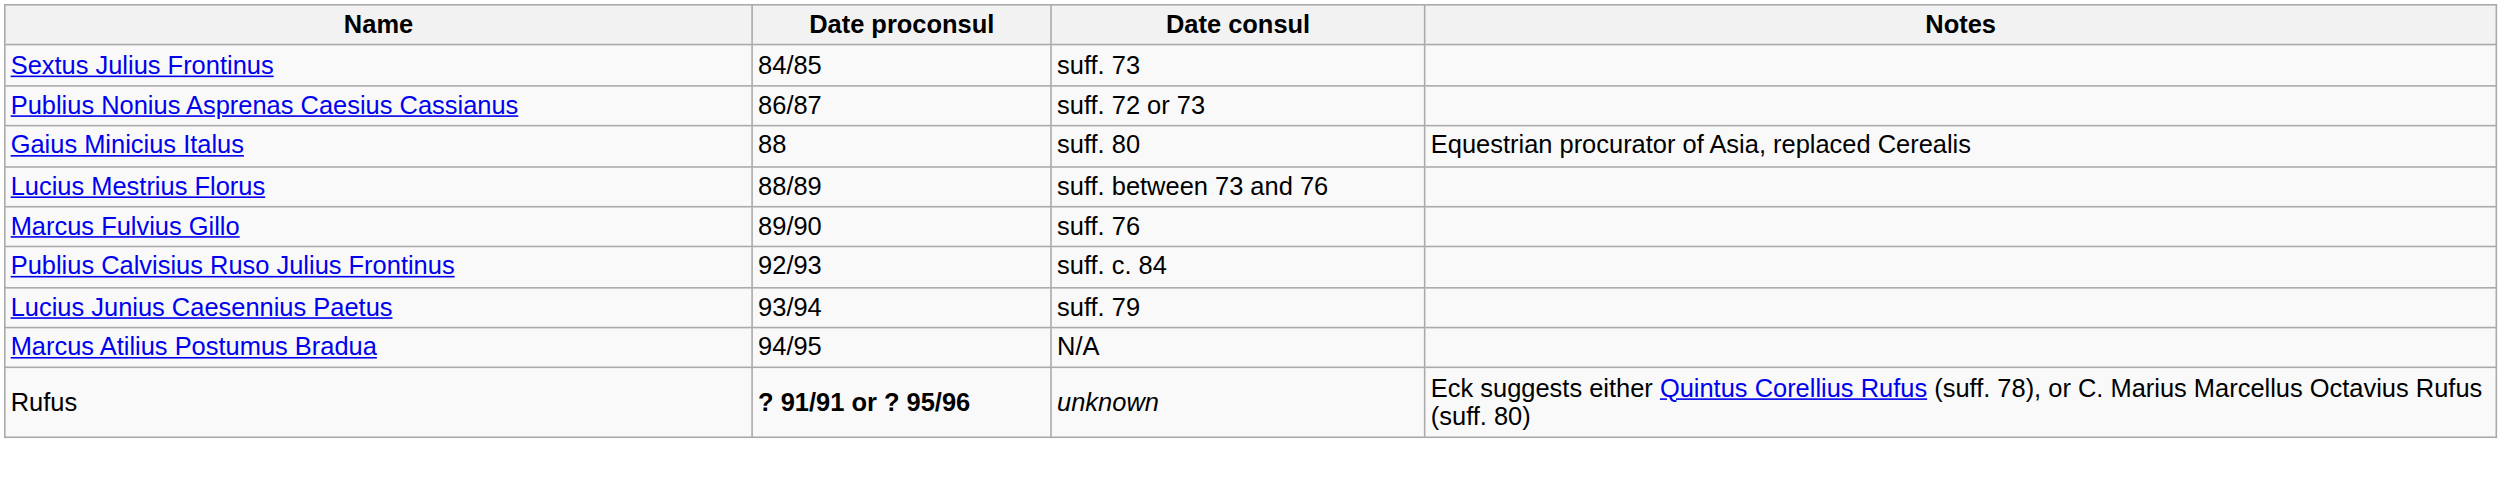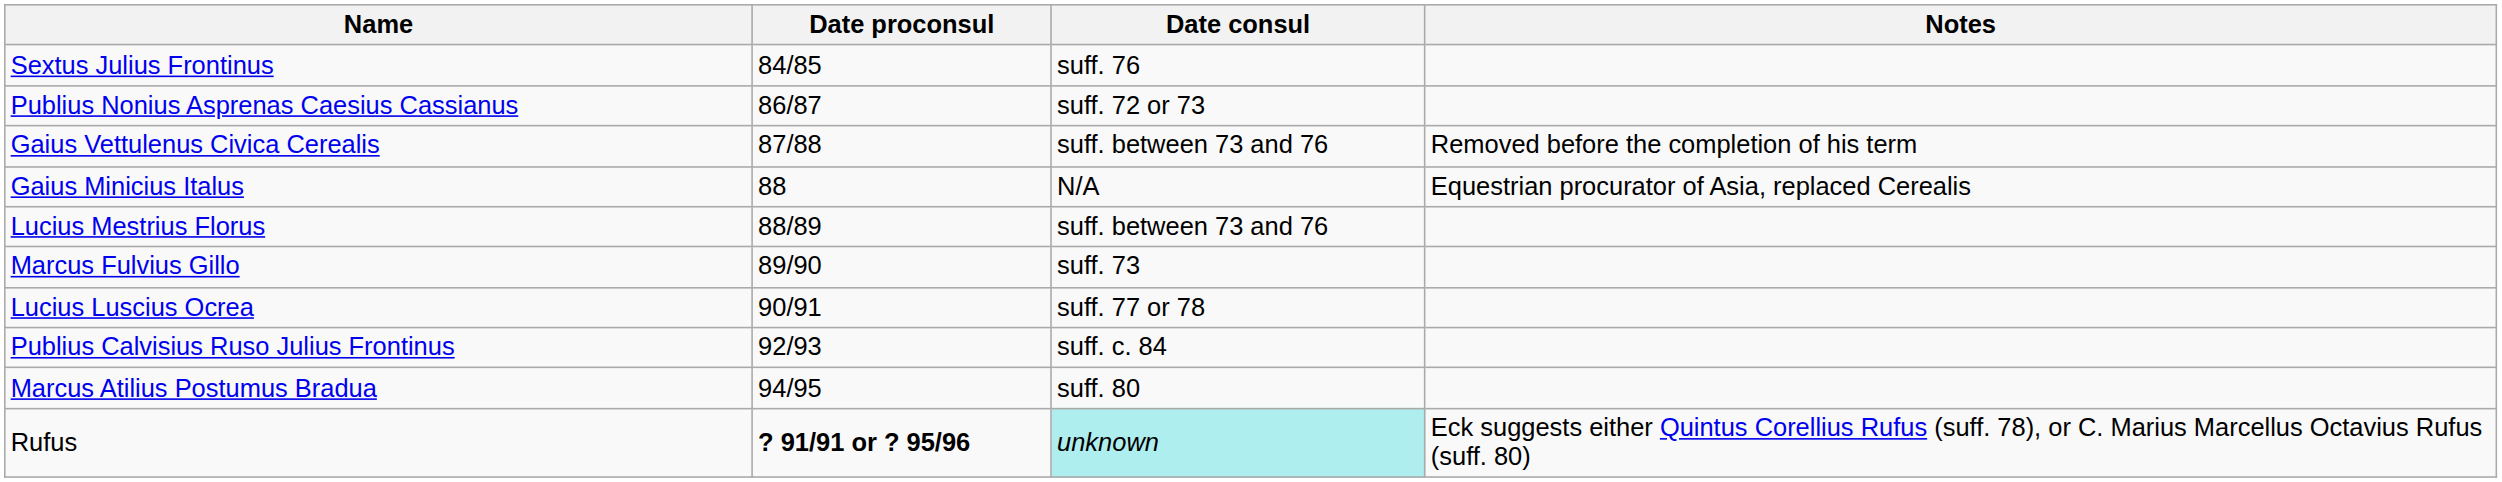(1099, 65) suff. 73 -> (1099, 65) suff. 76
+ row: (195, 145)
(1099, 145) suff. 80 -> (1078, 186) N/A
(1099, 226) suff. 76 -> (1099, 266) suff. 73
+ row: (132, 307)
- row: (202, 307)
(1078, 347) N/A -> (1099, 387) suff. 80
(1108, 402) no background -> (1108, 442) paleturquoise background
